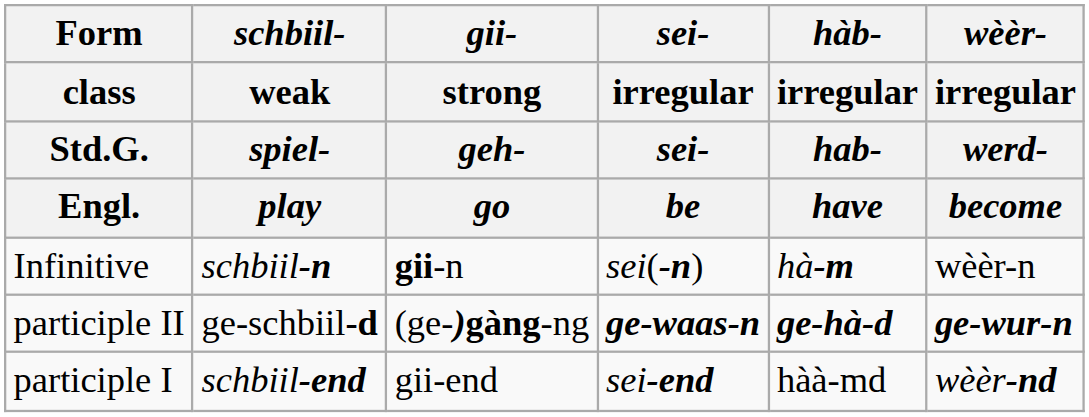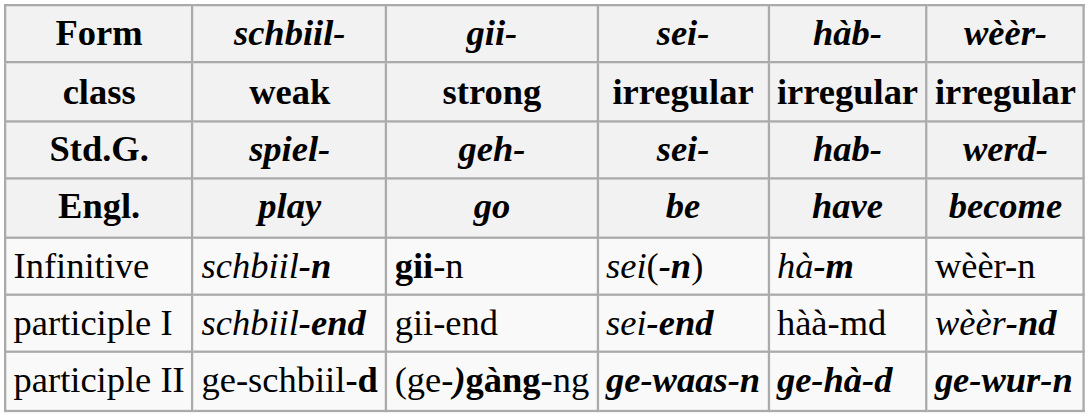rows swapped: (93, 380) <-> (99, 322)
